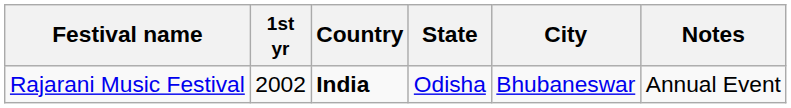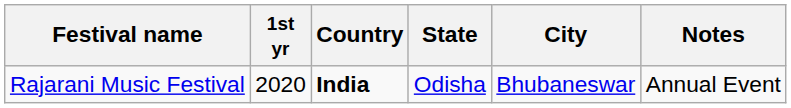(281, 84) 2002 -> (281, 84) 2020
